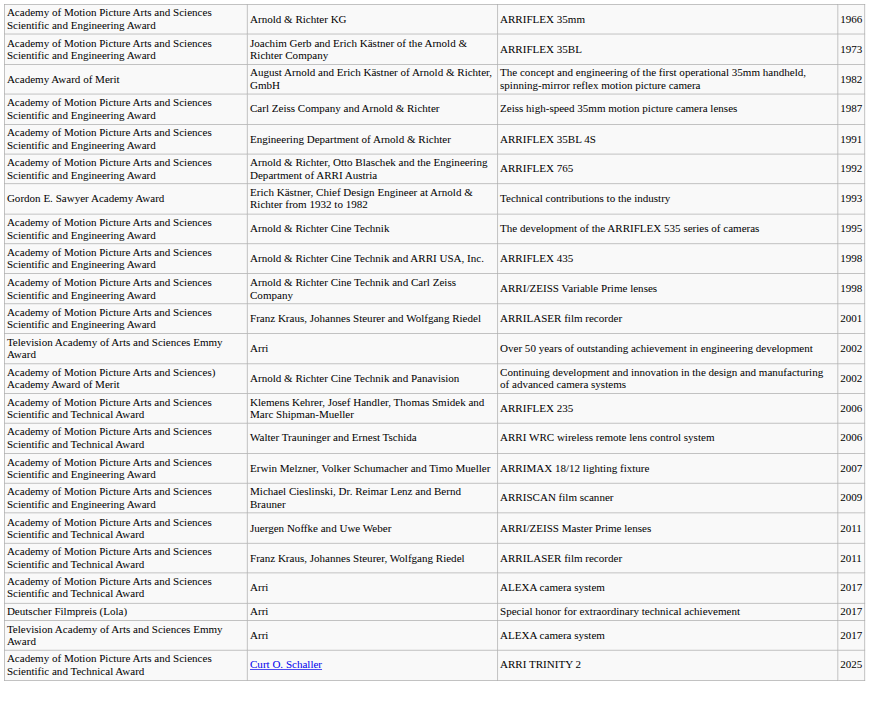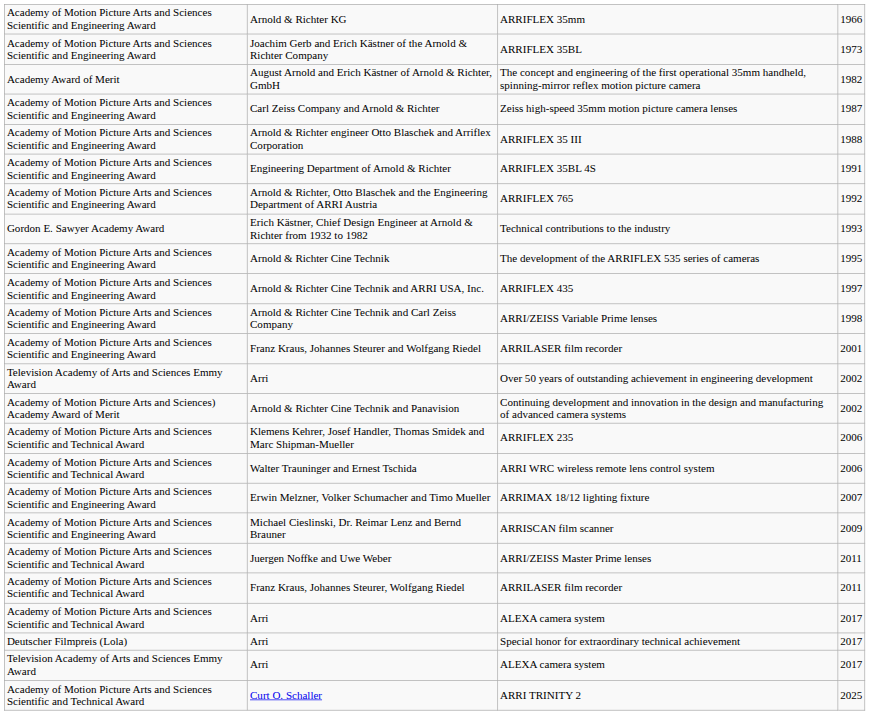+ row: (109, 139)
(851, 258) 1998 -> (851, 288) 1997
